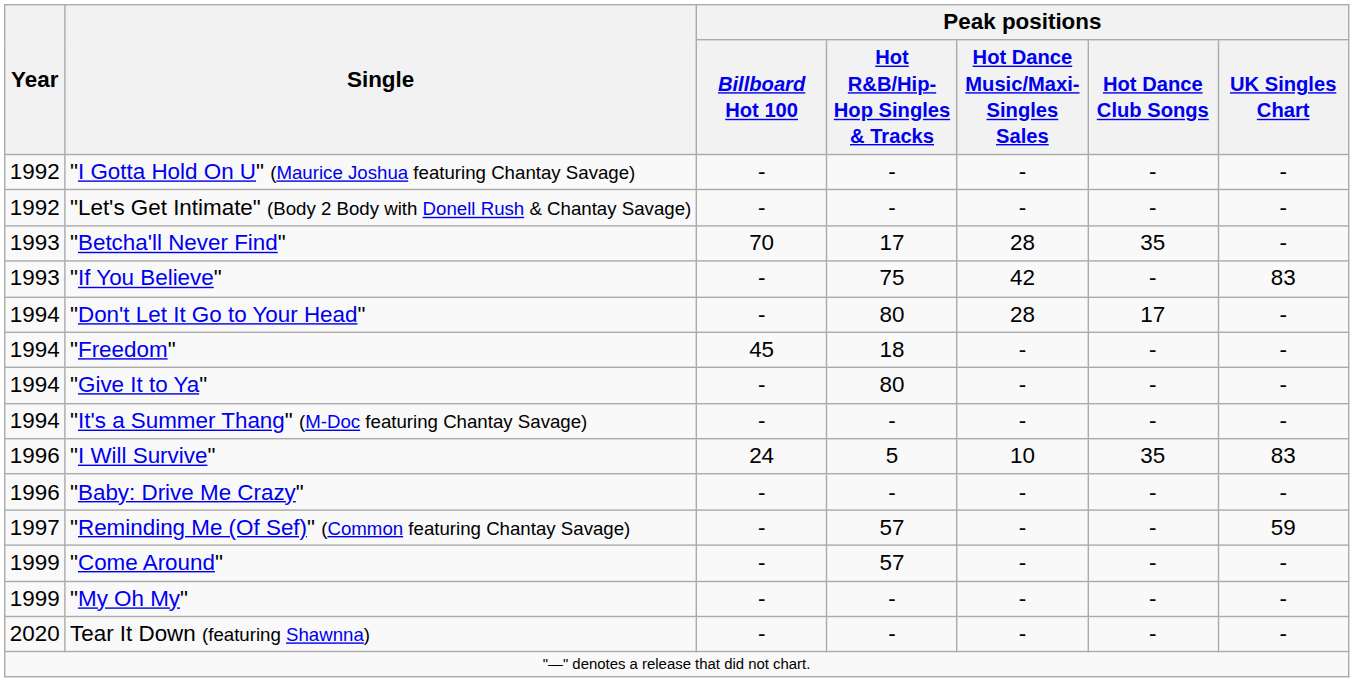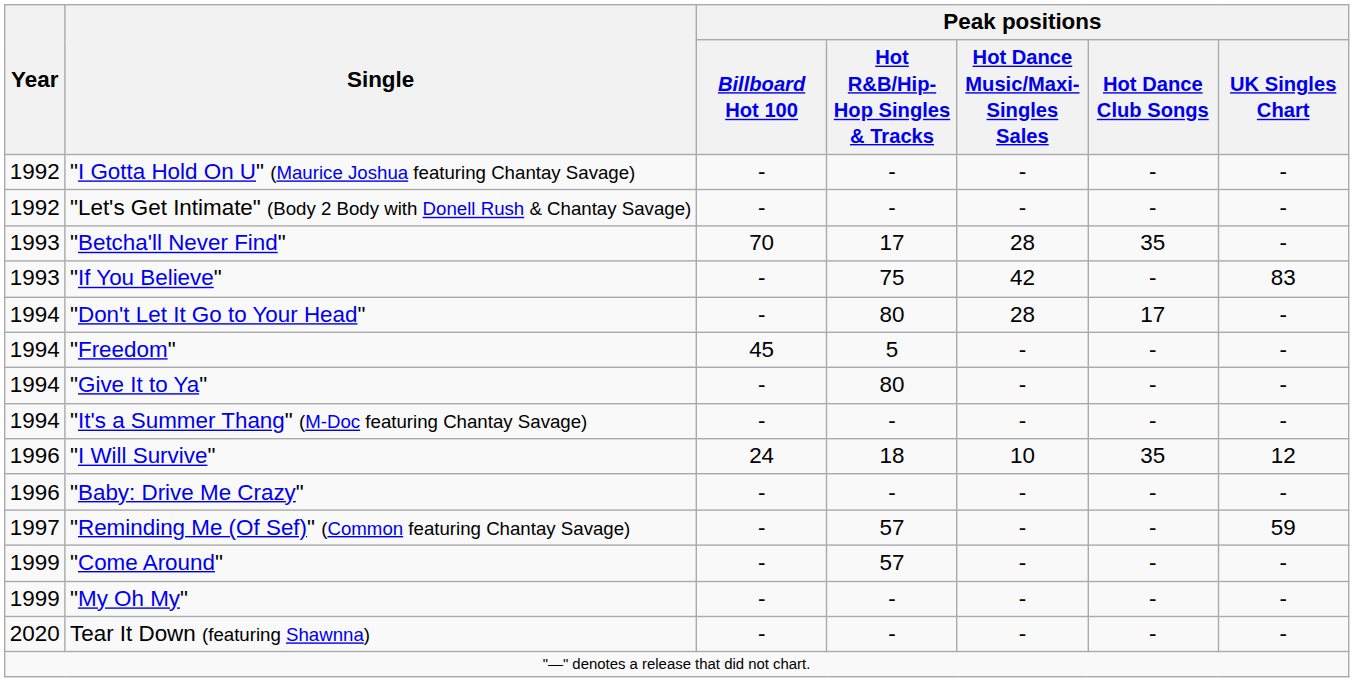(892, 349) 18 -> (892, 349) 5
(892, 456) 5 -> (892, 456) 18
(1283, 456) 83 -> (1283, 456) 12
